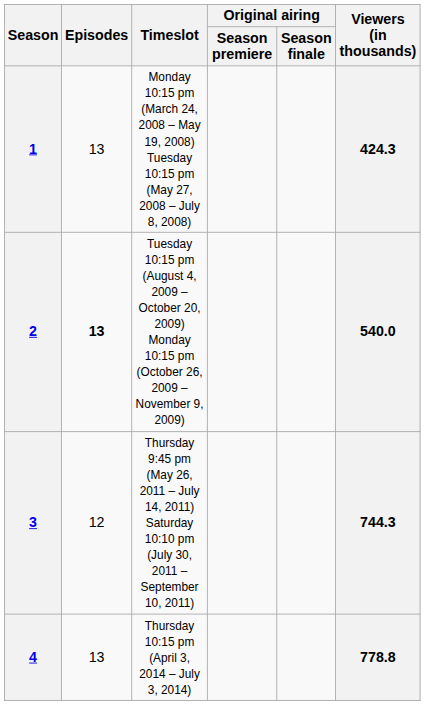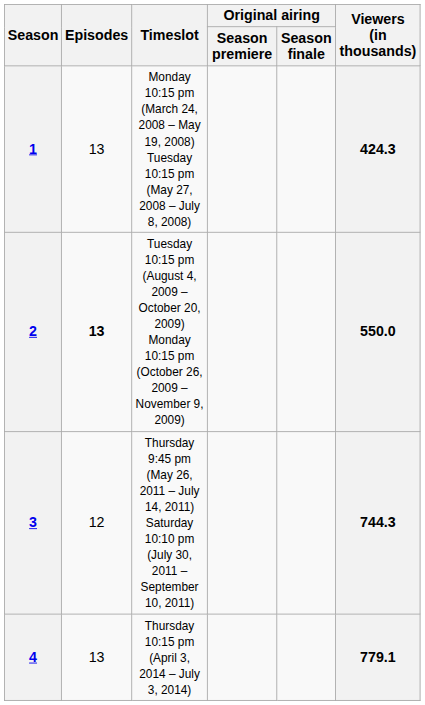(378, 331) 540.0 -> (378, 331) 550.0
(378, 657) 778.8 -> (378, 657) 779.1
